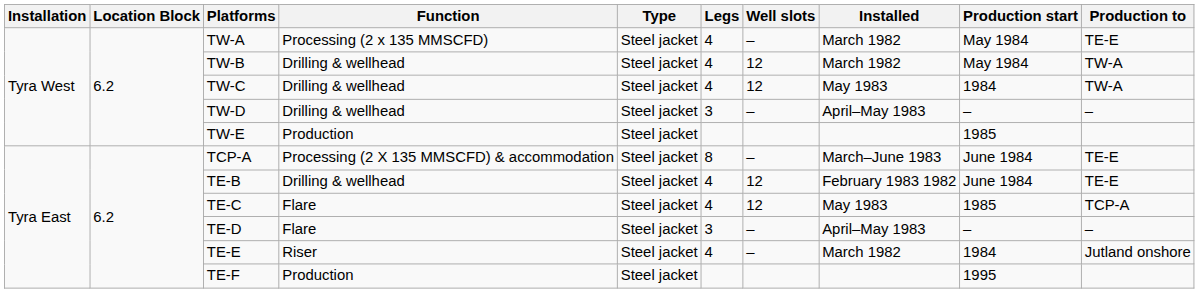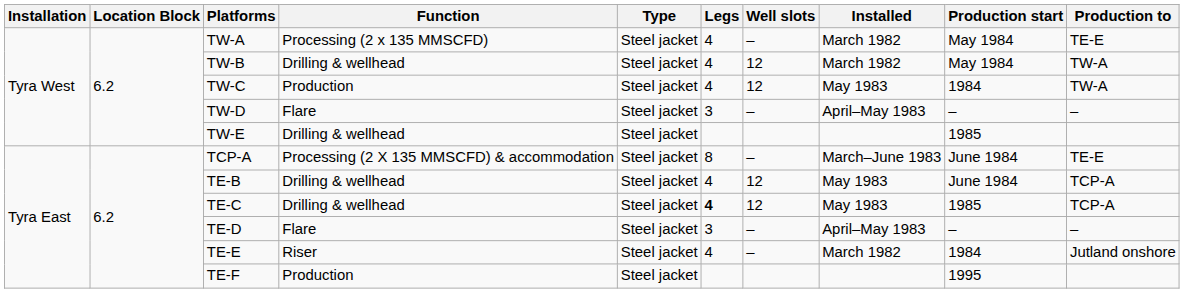(344, 87) Drilling & wellhead -> (318, 87) Production
(344, 110) Drilling & wellhead -> (299, 110) Flare
(318, 134) Production -> (344, 134) Drilling & wellhead
(889, 181) February 1983 1982 -> (855, 181) May 1983
(1102, 181) TE-E -> (1092, 181) TCP-A
(299, 205) Flare -> (344, 205) Drilling & wellhead
(709, 205) normal -> (709, 205) bold
